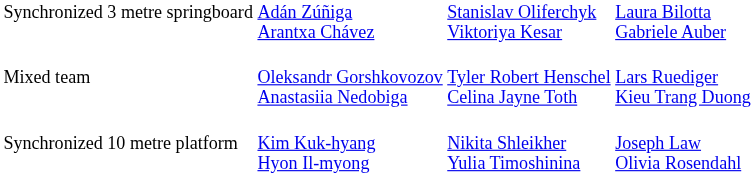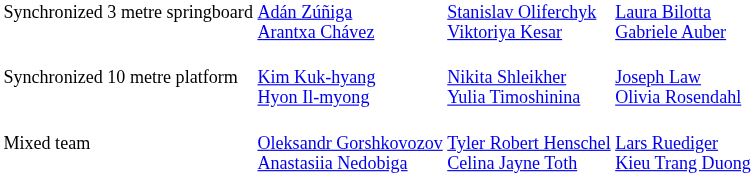rows swapped: (121, 142) <-> (47, 77)
